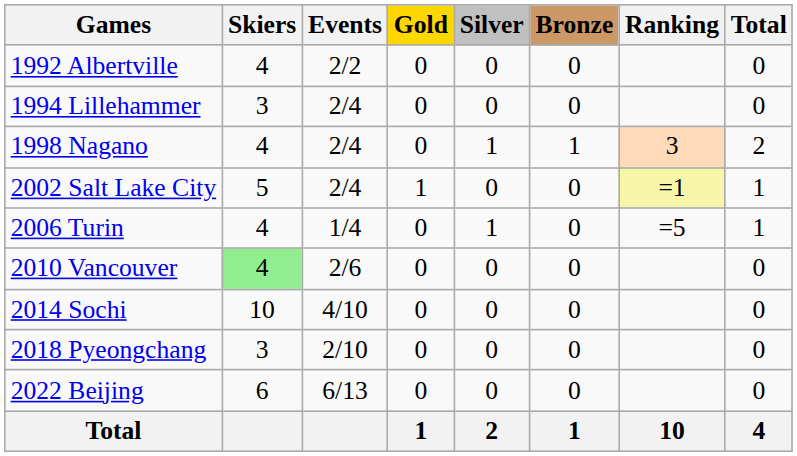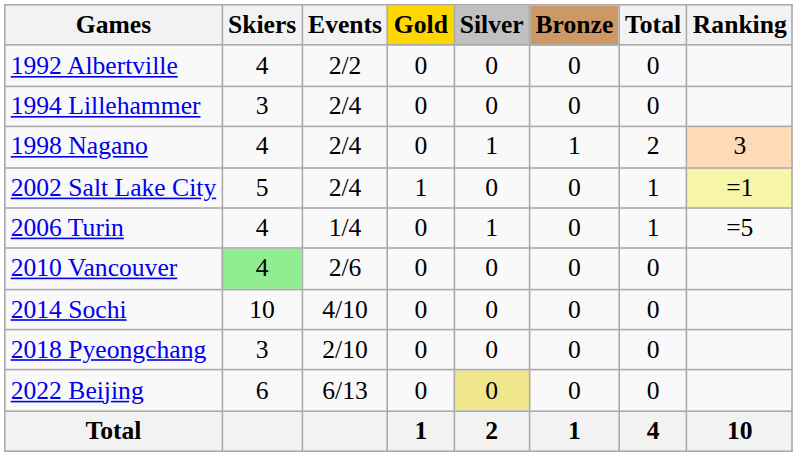columns swapped: (759, 24) <-> (672, 24)
(492, 390) no background -> (492, 390) khaki background
